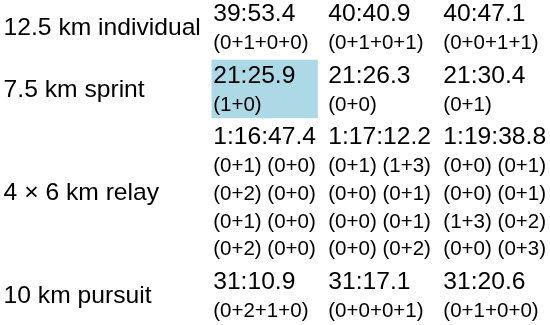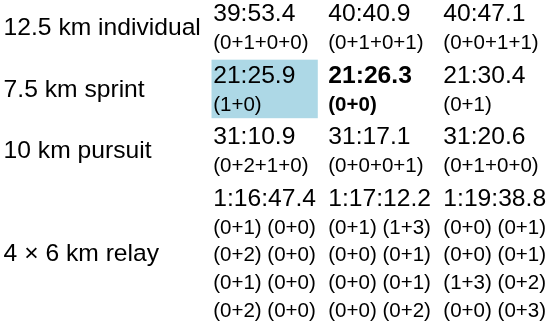(369, 88) normal -> (370, 88) bold
rows swapped: (78, 295) <-> (81, 191)
